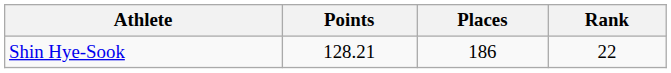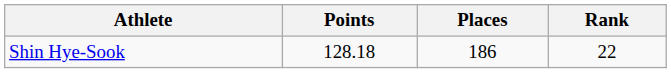(349, 51) 128.21 -> (349, 51) 128.18
